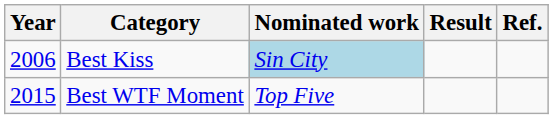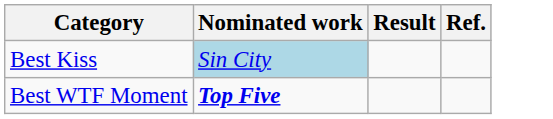- column: (33, 22)
(294, 95) normal -> (239, 95) bold
